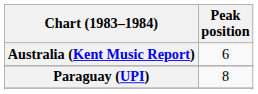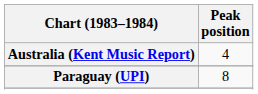(225, 54) 6 -> (225, 54) 4
